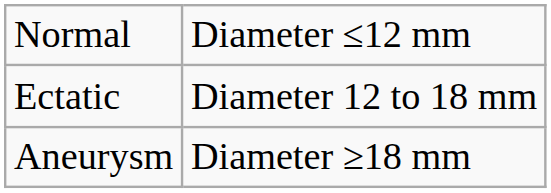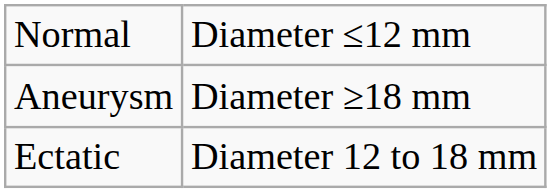rows swapped: (67, 95) <-> (94, 156)
